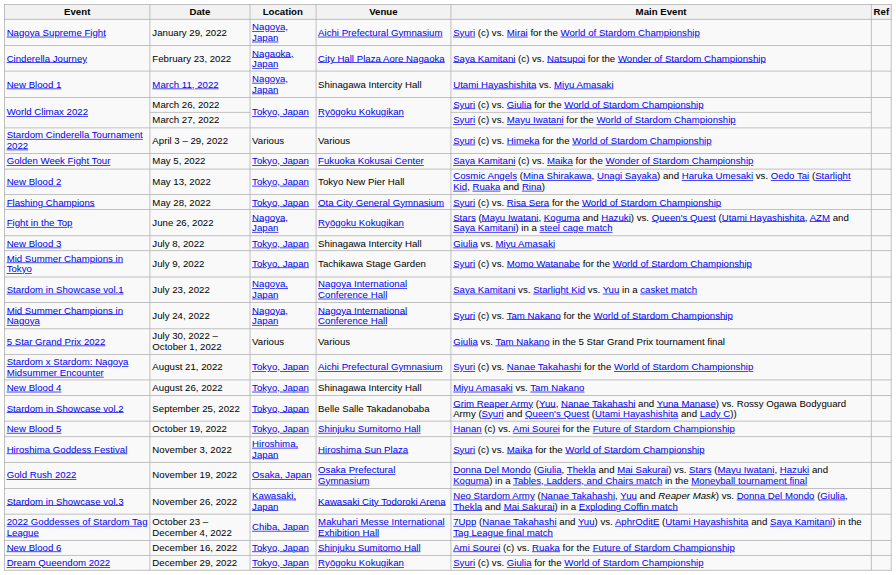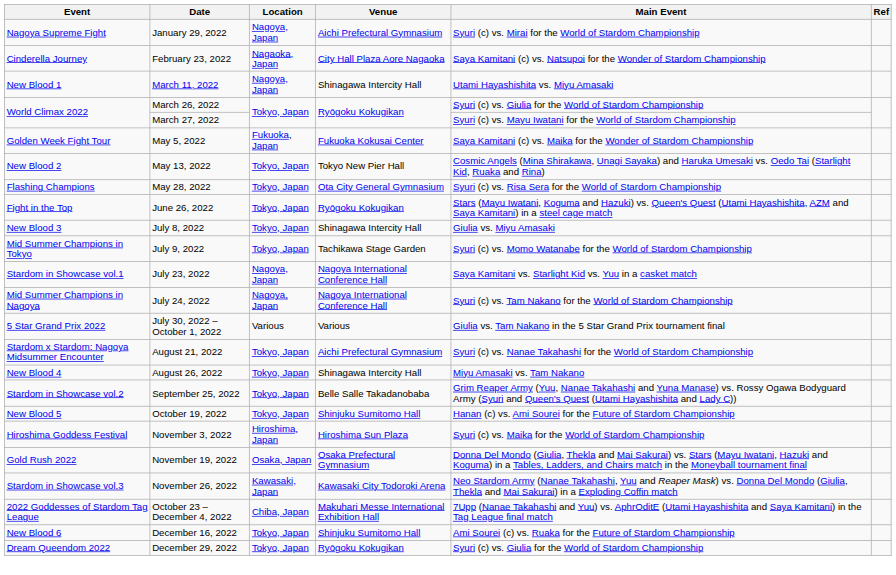- row: (190, 140)
(281, 161) Tokyo, Japan -> (272, 140) Fukuoka, Japan
(270, 222) Nagoya, Japan -> (280, 207) Tokyo, Japan
